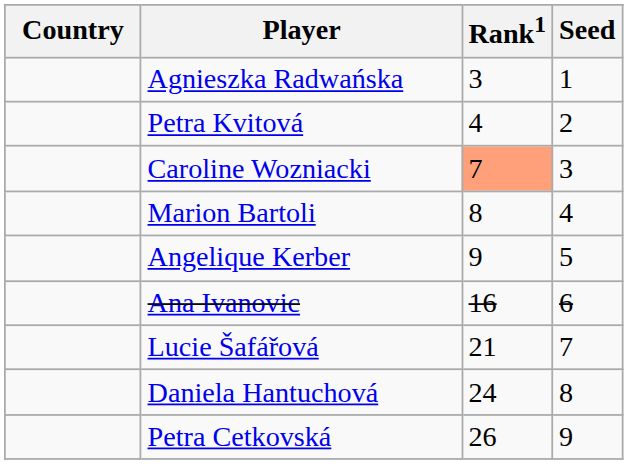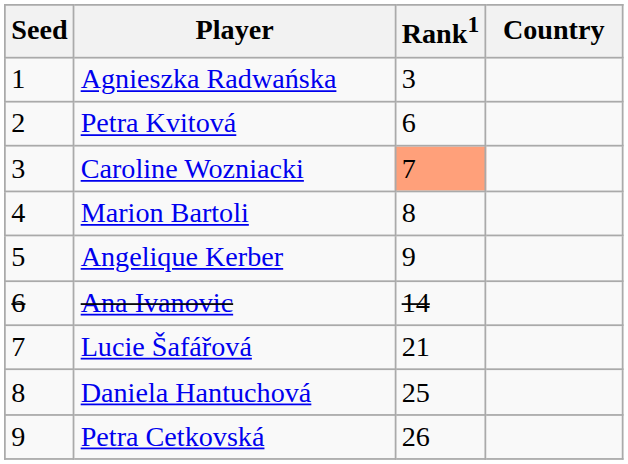columns swapped: (73, 30) <-> (587, 30)
(476, 123) 4 -> (409, 123) 6
(483, 302) 16 -> (416, 302) 14
(483, 391) 24 -> (416, 391) 25
